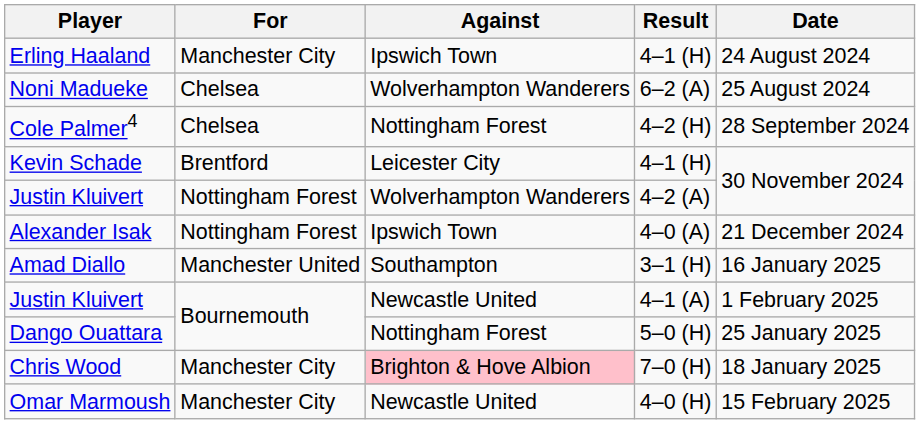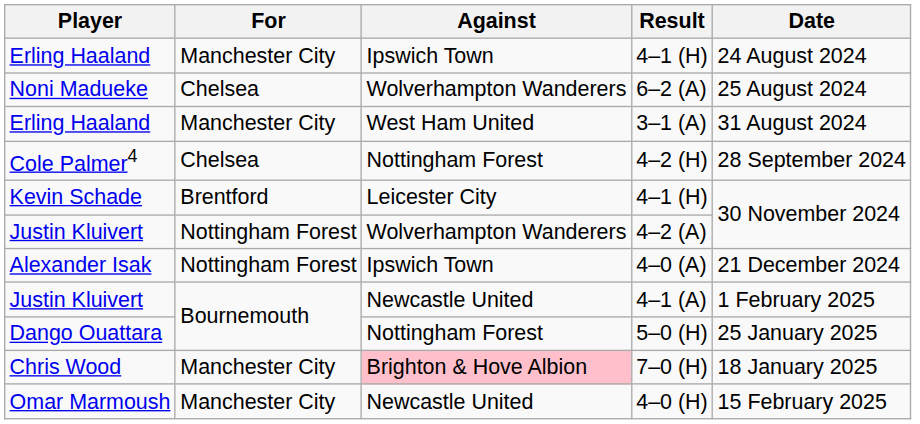+ row: (80, 123)
- row: (67, 265)
